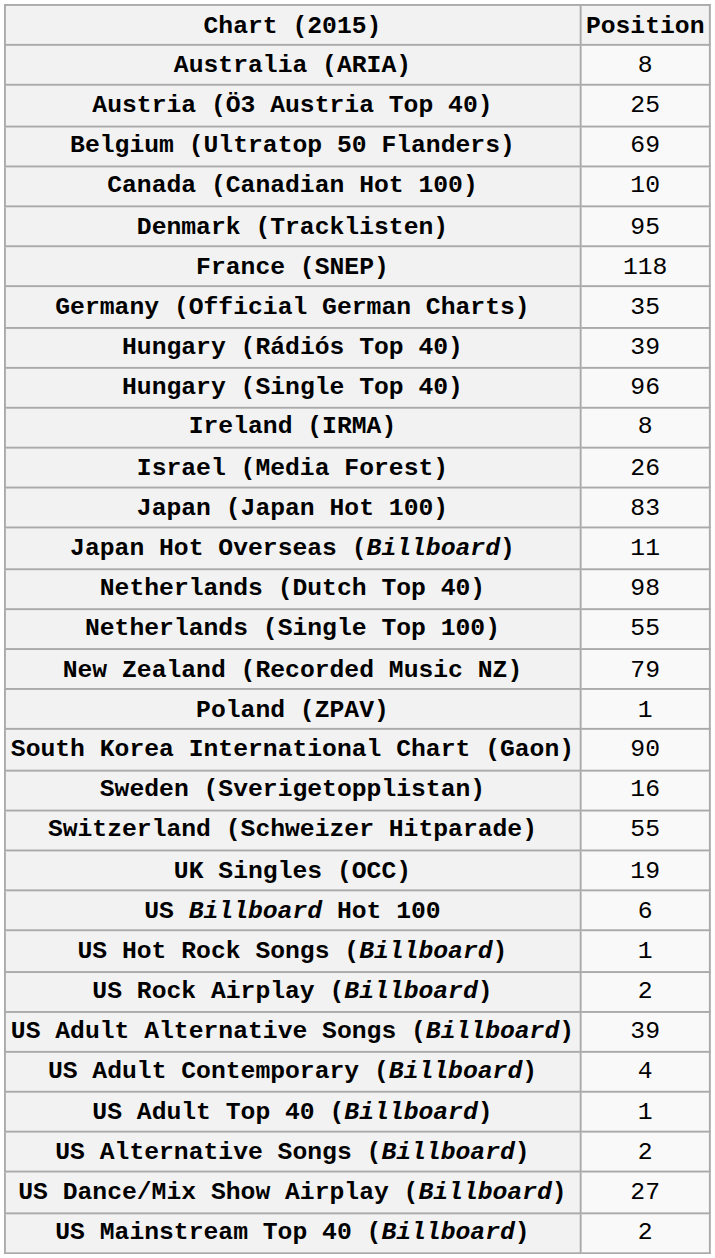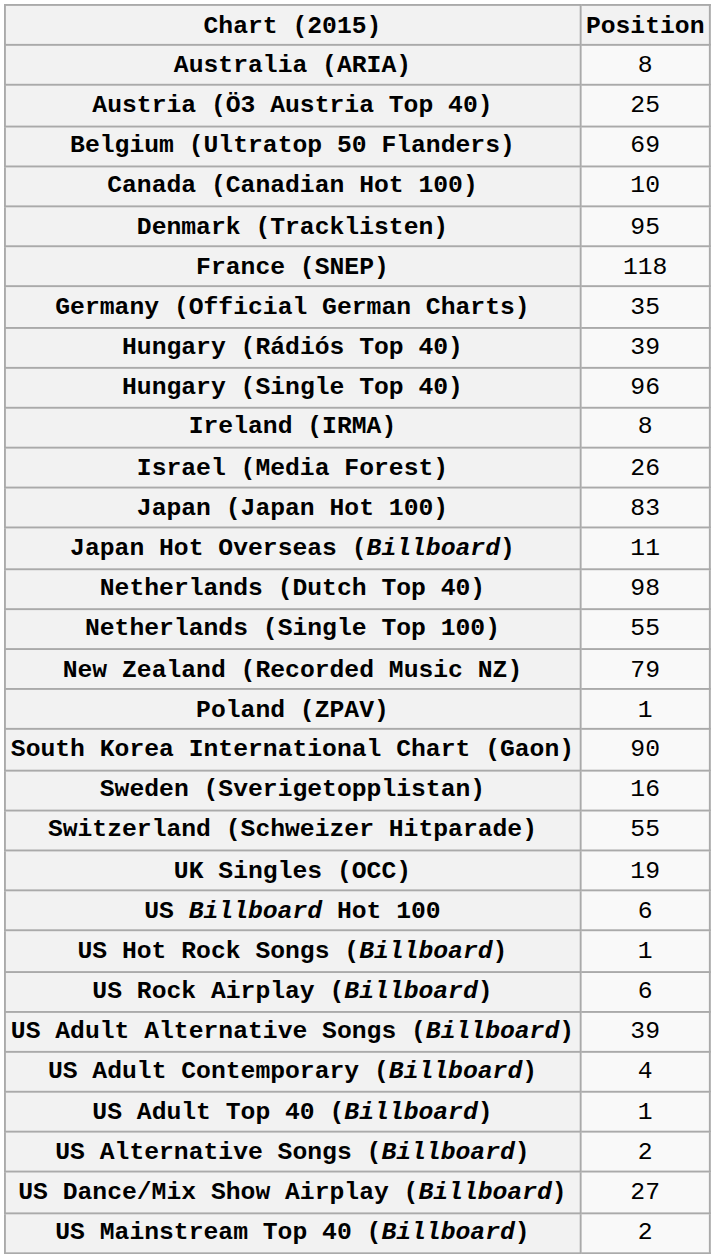(645, 991) 2 -> (645, 991) 6
